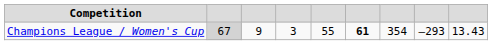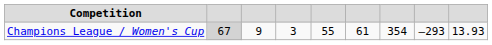(363, 31) bold -> (363, 31) normal
(468, 31) 13.43 -> (468, 31) 13.93
